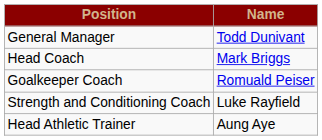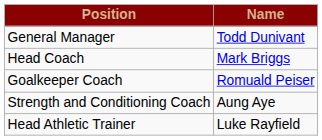(258, 102) Luke Rayfield -> (246, 102) Aung Aye
(246, 124) Aung Aye -> (258, 124) Luke Rayfield
